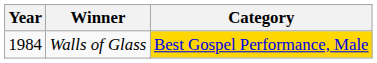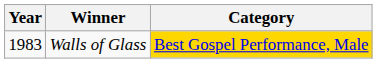(25, 44) 1984 -> (25, 44) 1983
